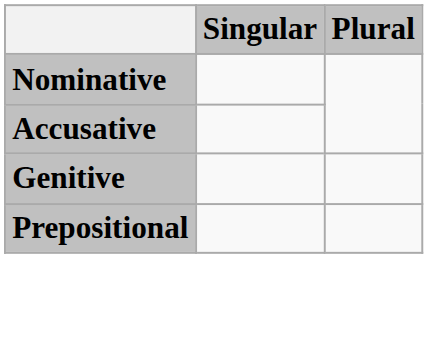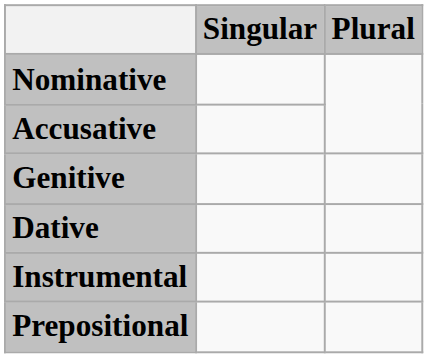+ row: (55, 227)
+ row: (100, 276)
